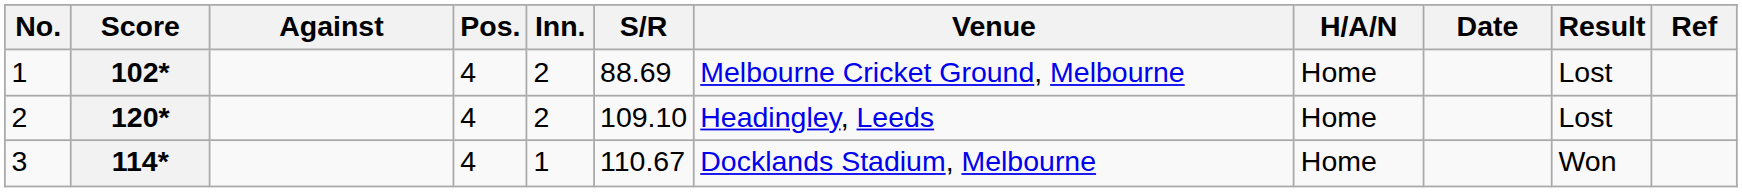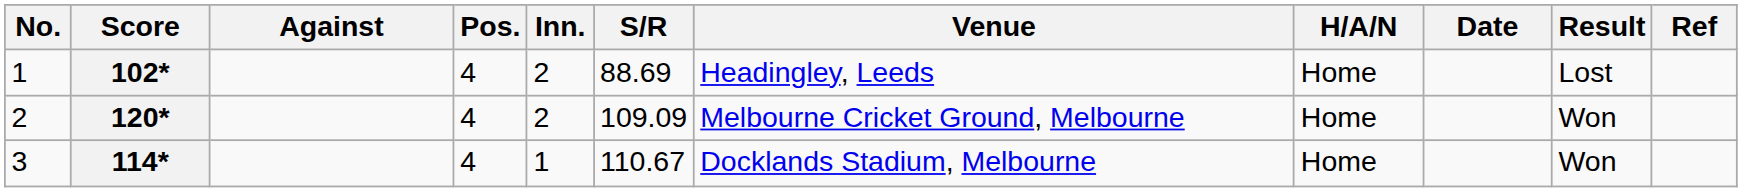(942, 72) Melbourne Cricket Ground, Melbourne -> (817, 72) Headingley, Leeds
(644, 117) 109.10 -> (644, 117) 109.09
(817, 117) Headingley, Leeds -> (942, 117) Melbourne Cricket Ground, Melbourne
(1585, 117) Lost -> (1587, 117) Won
